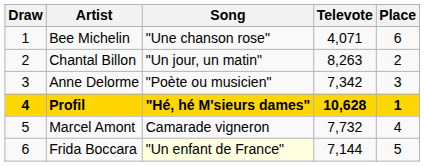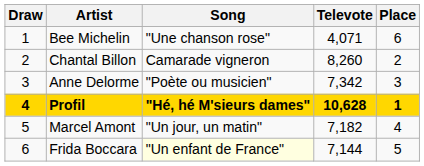(204, 60) "Un jour, un matin" -> (207, 60) Camarade vigneron
(345, 60) 8,263 -> (345, 60) 8,260
(207, 127) Camarade vigneron -> (204, 127) "Un jour, un matin"
(345, 127) 7,732 -> (345, 127) 7,182
